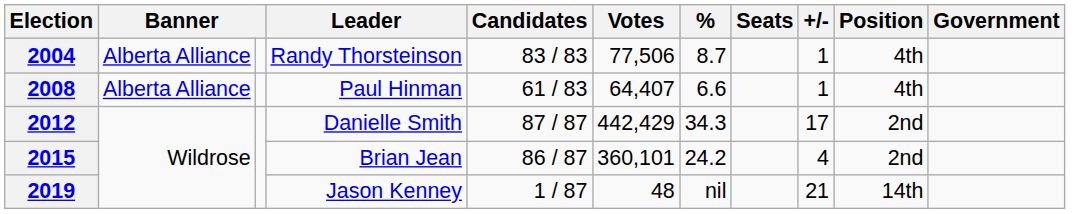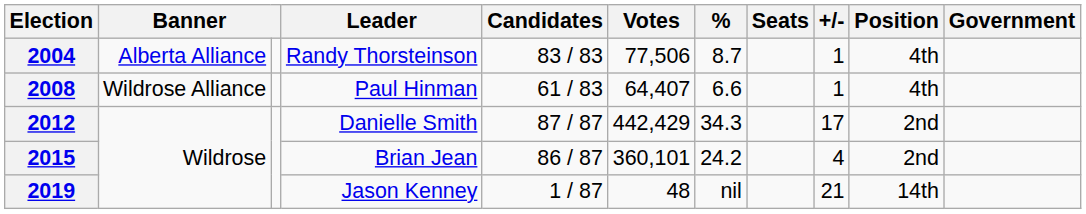(177, 89) Alberta Alliance -> (185, 89) Wildrose Alliance
